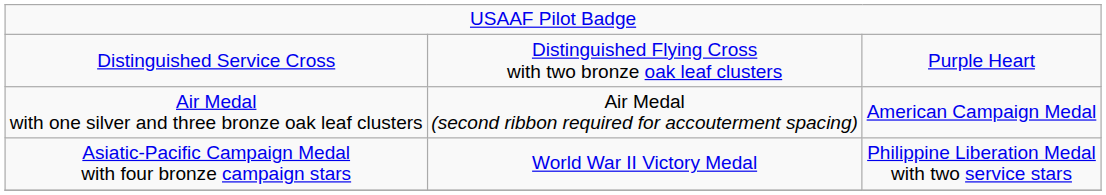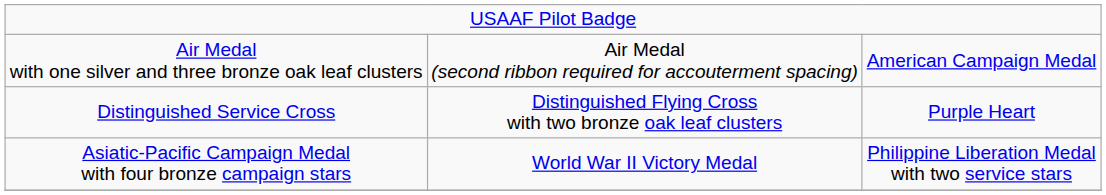rows swapped: (216, 60) <-> (216, 112)
